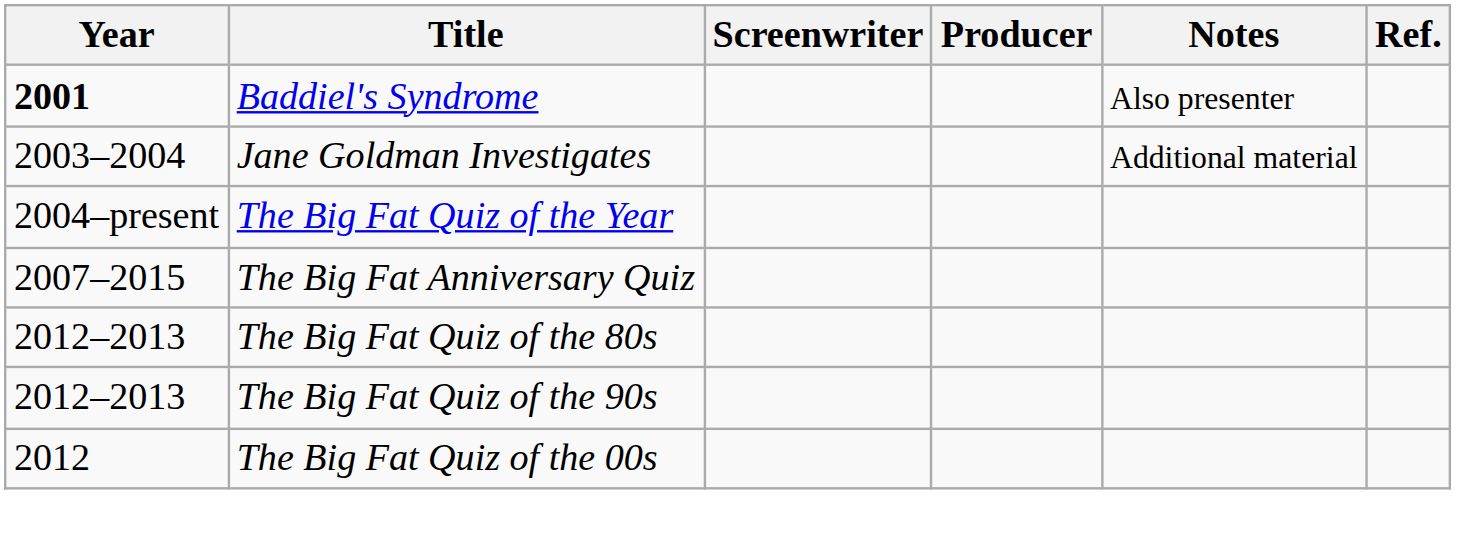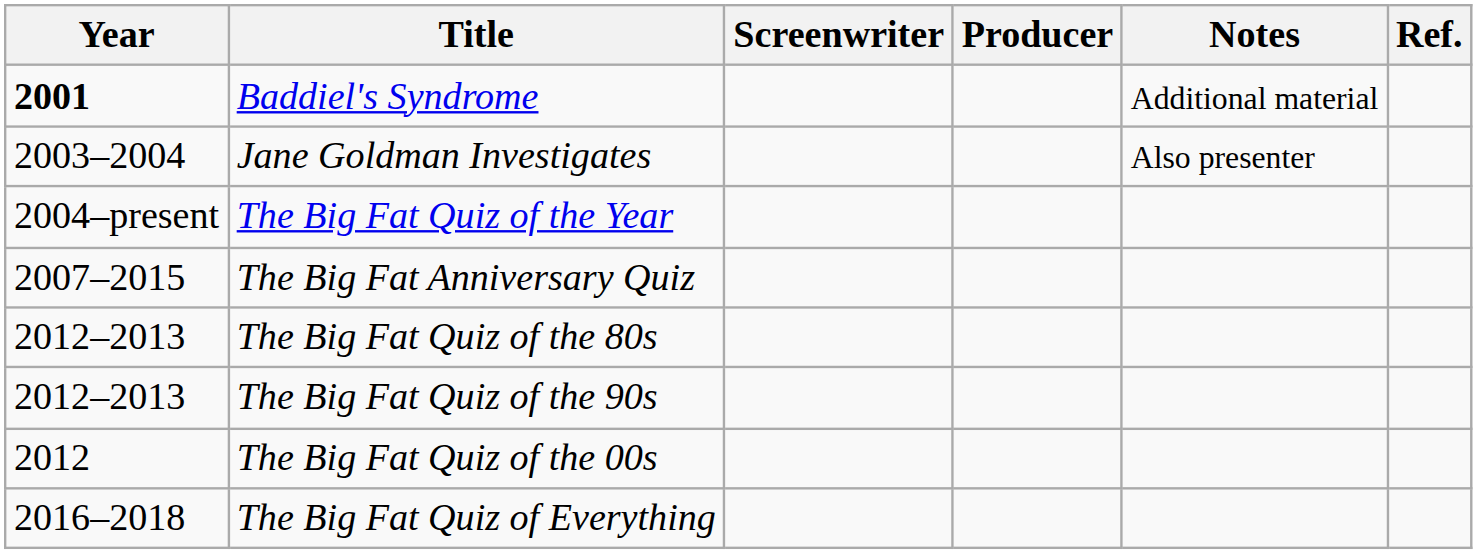(1202, 97) Also presenter -> (1255, 97) Additional material
(1234, 157) Additional material -> (1223, 157) Also presenter
+ row: (476, 517)
